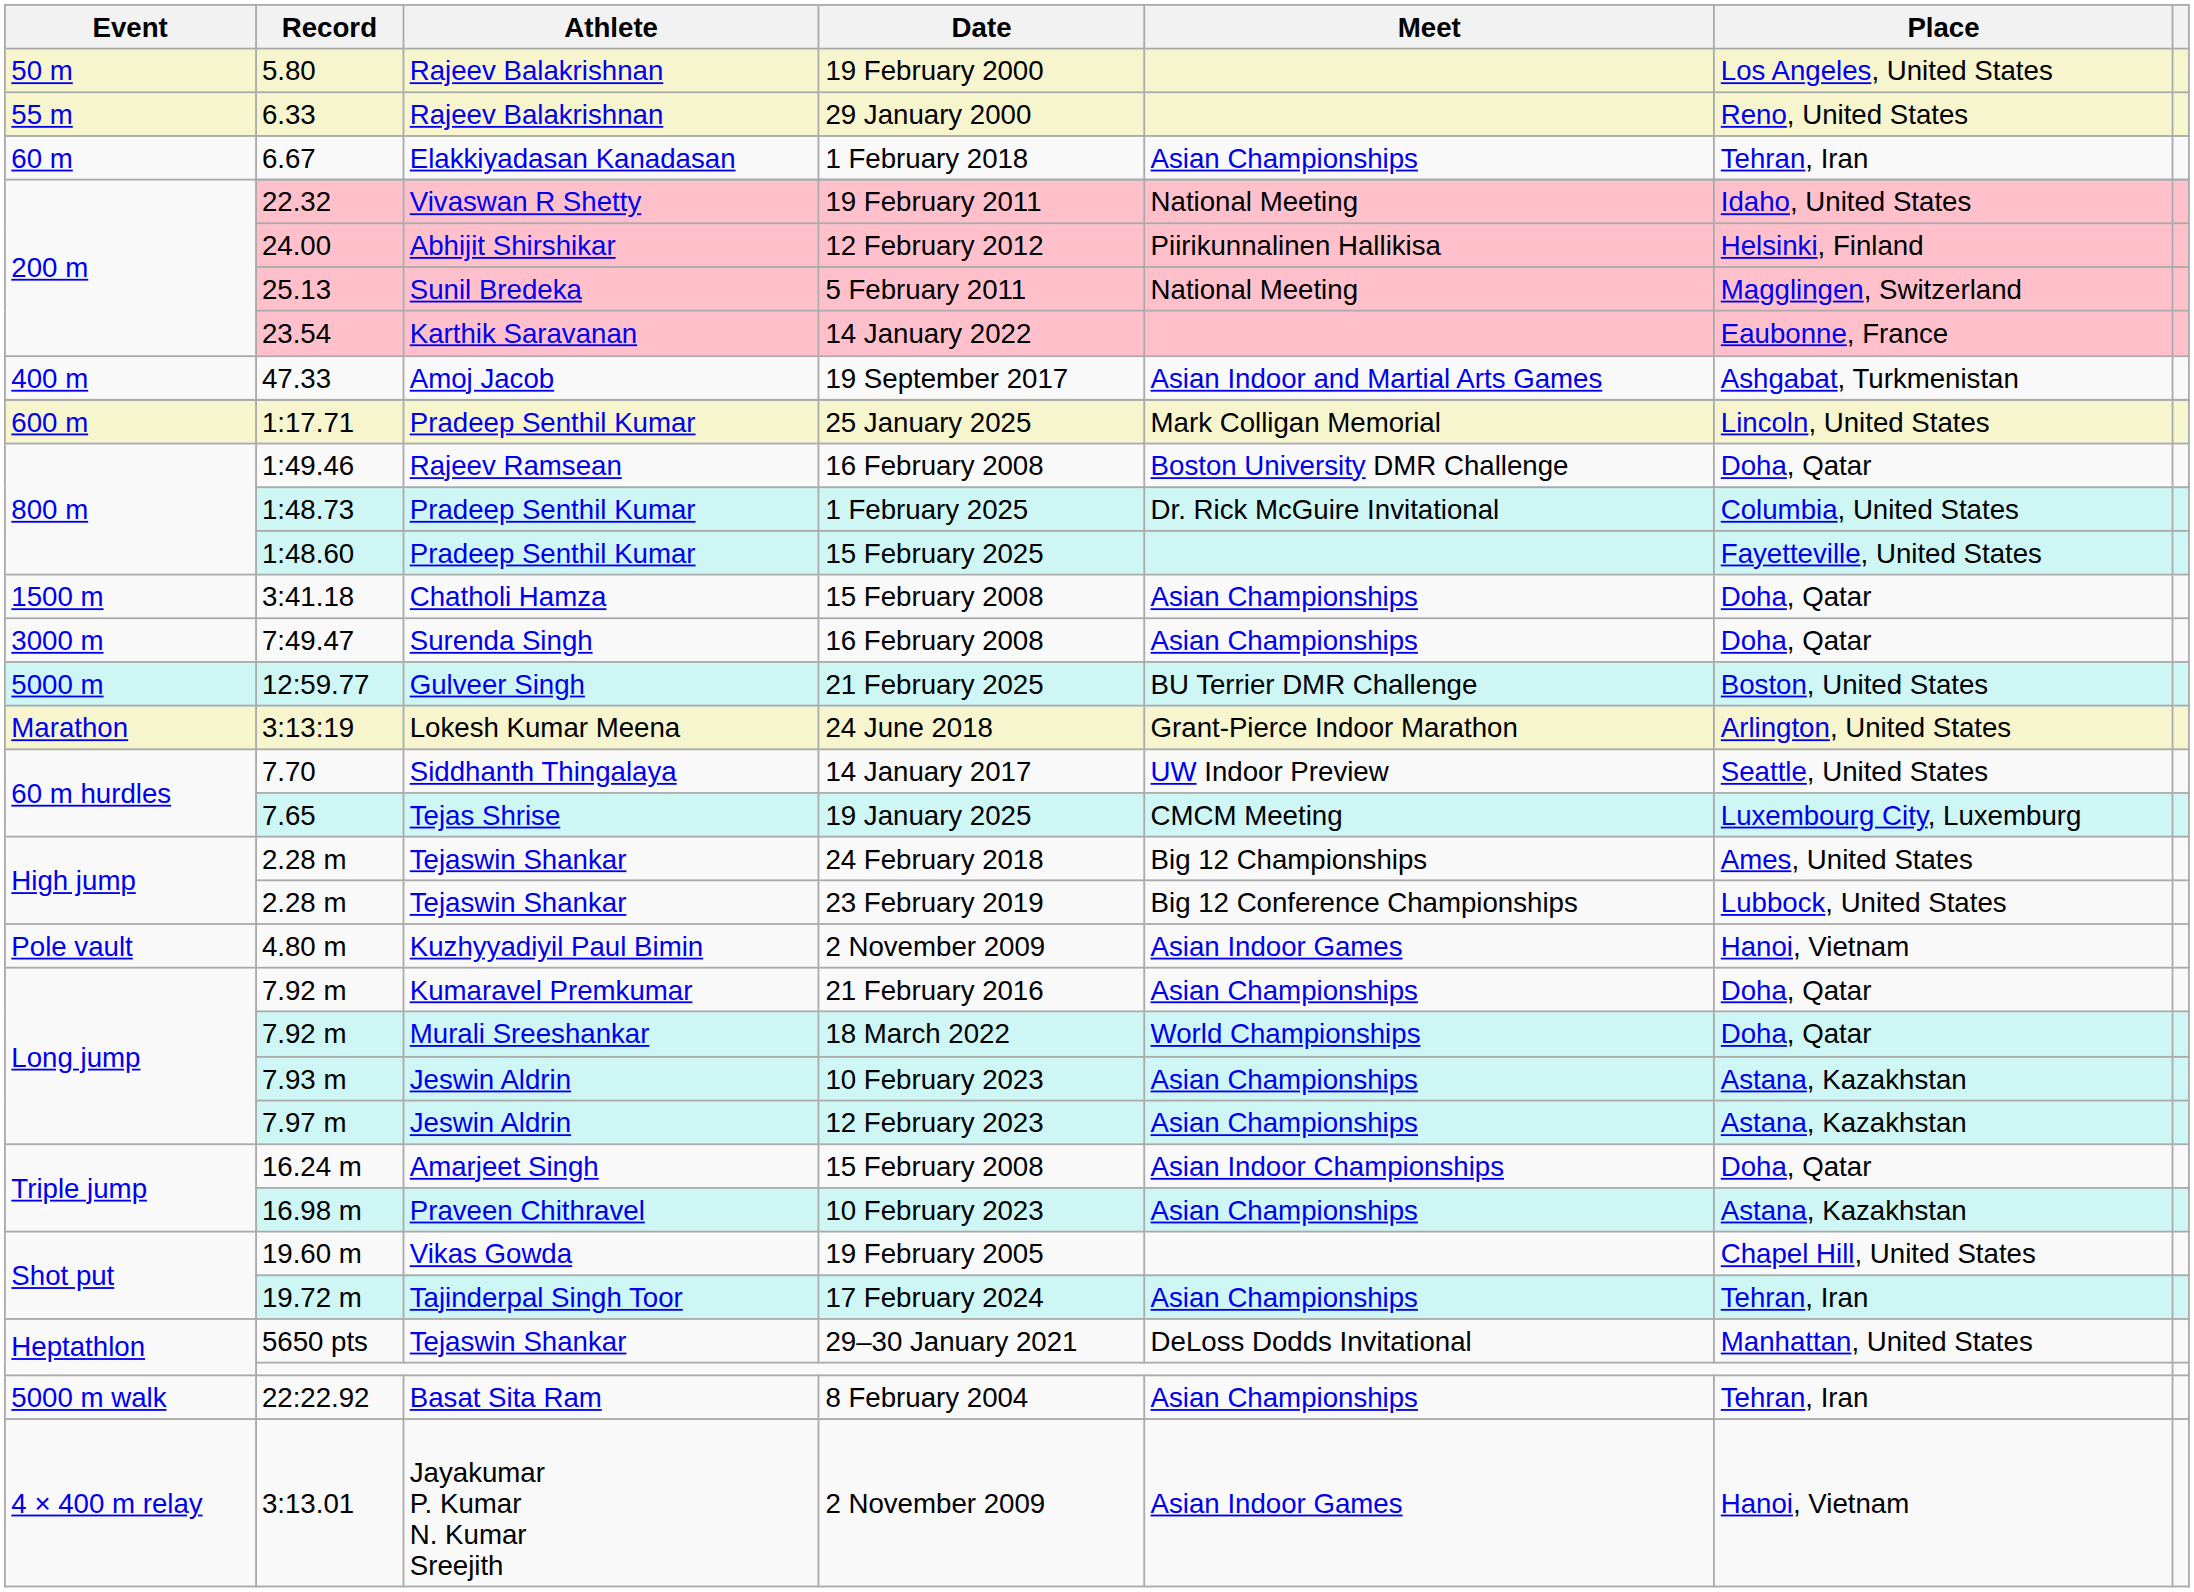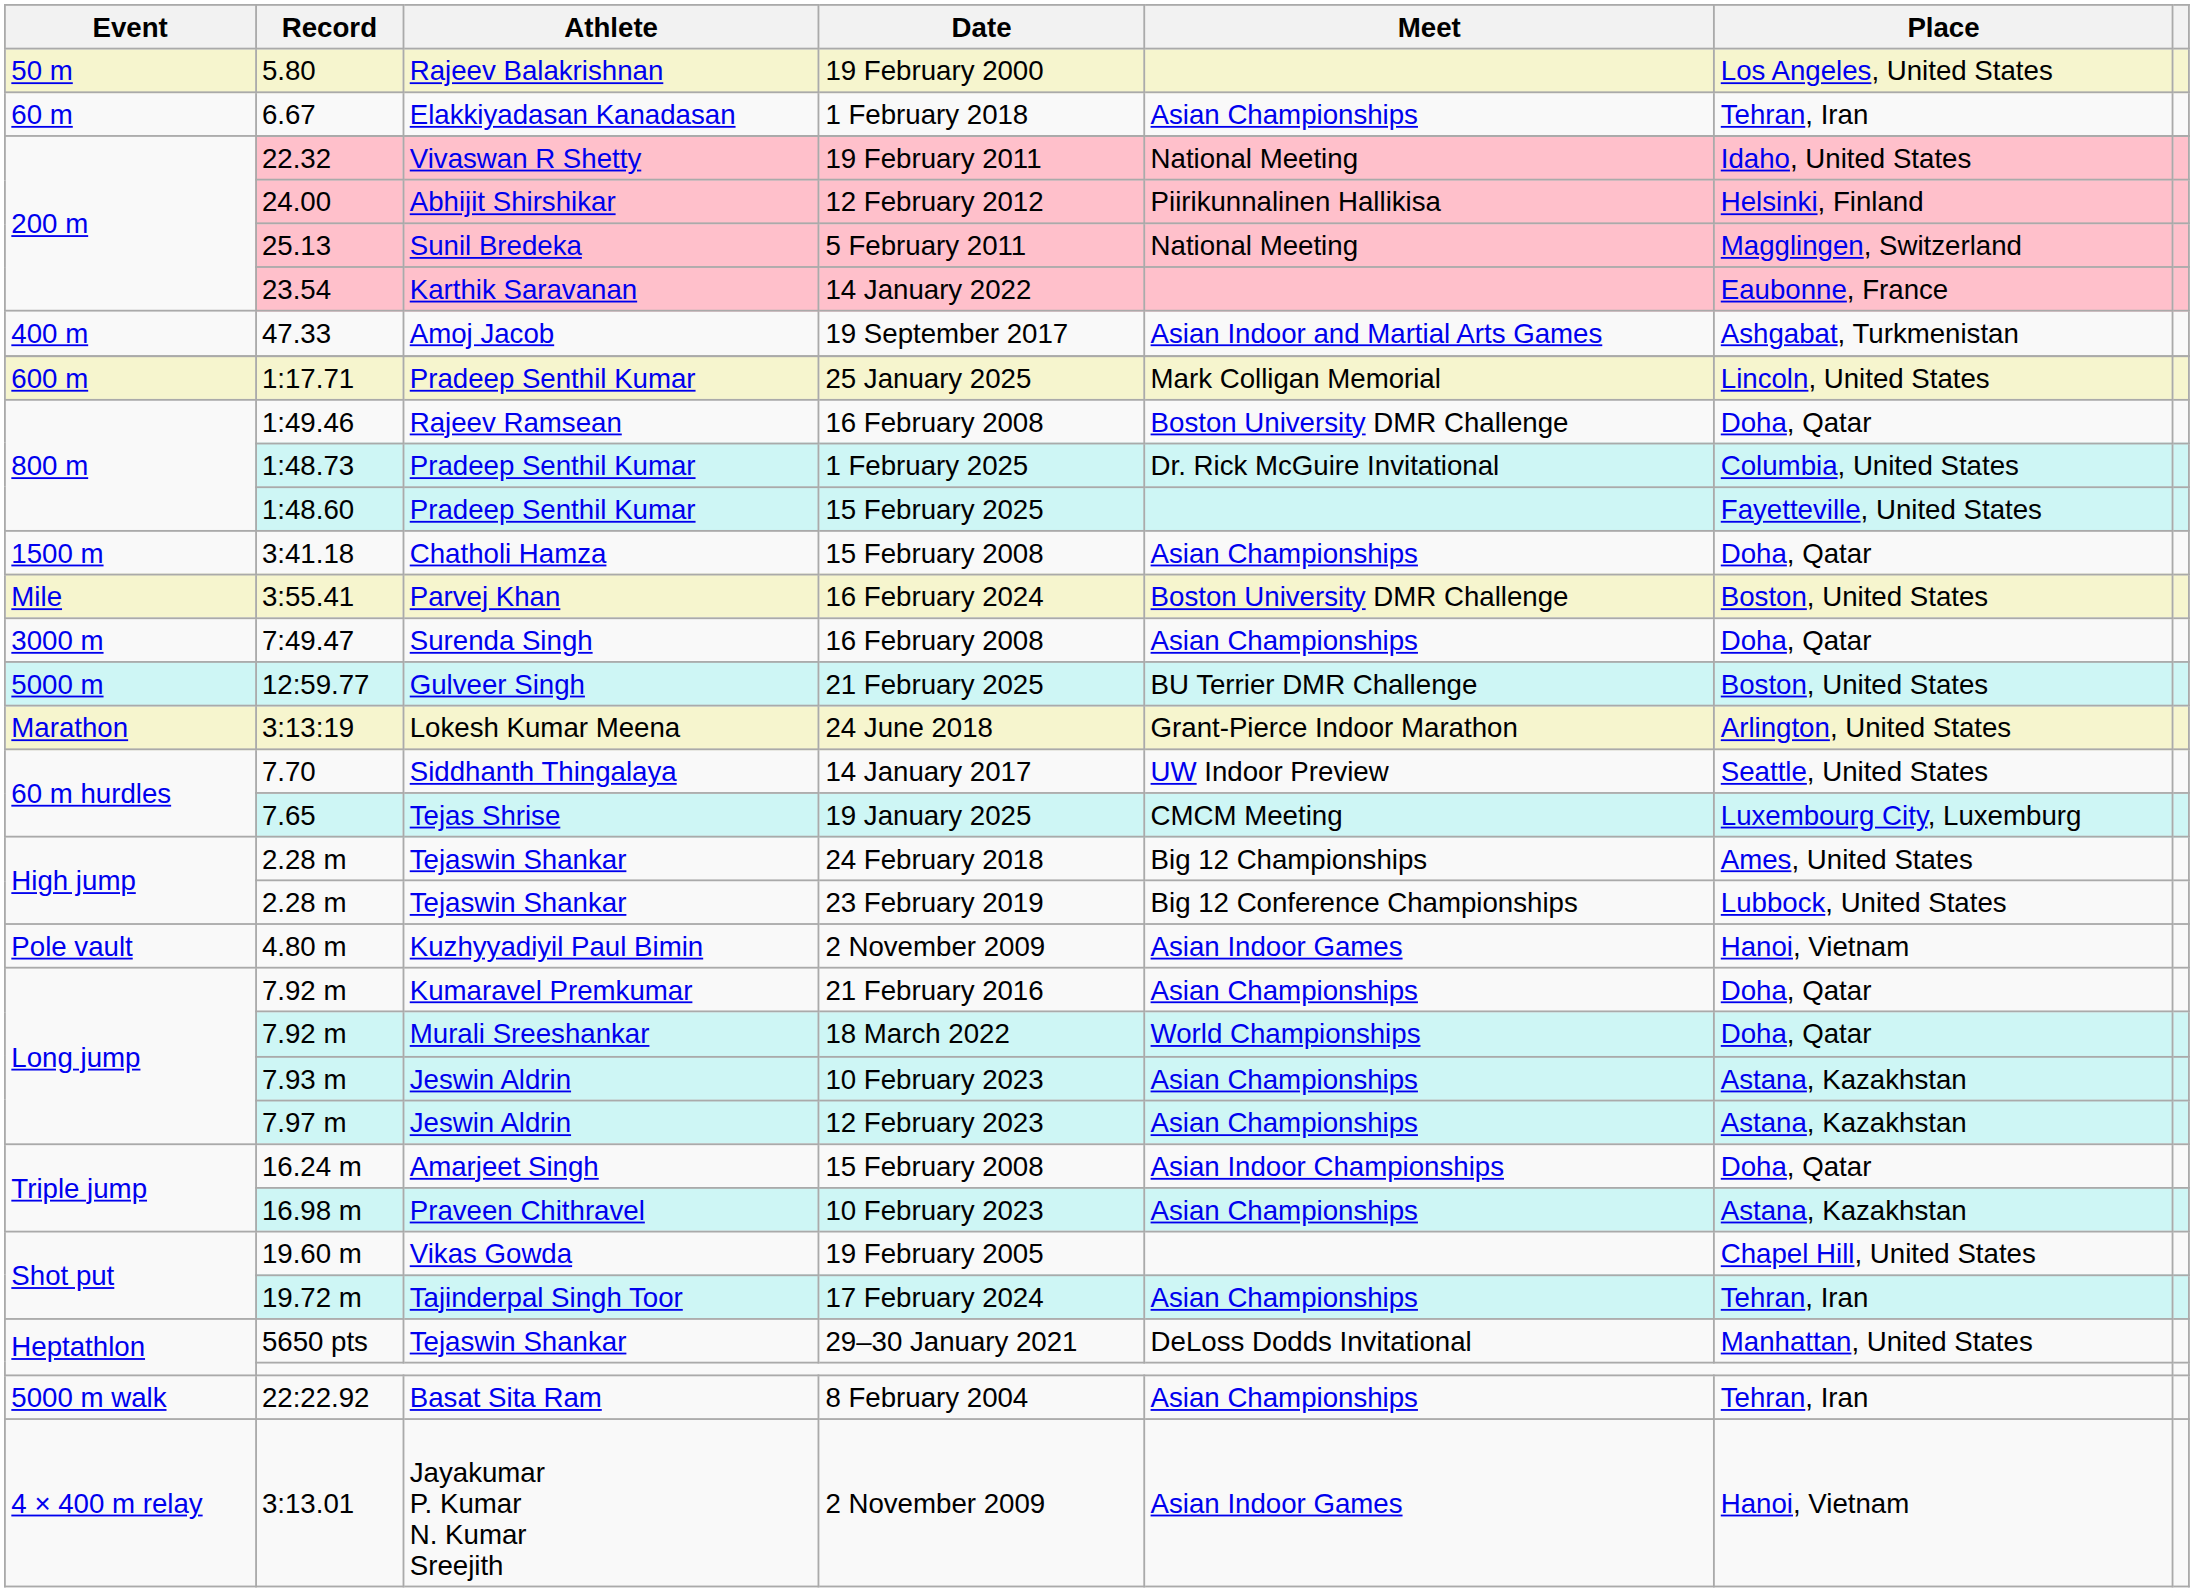- row: (289, 115)
+ row: (308, 596)
